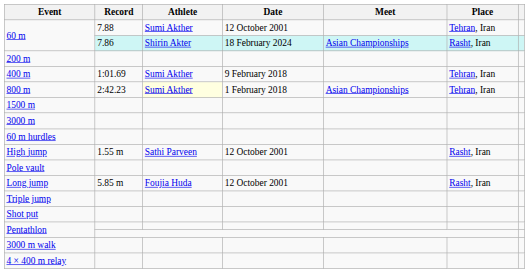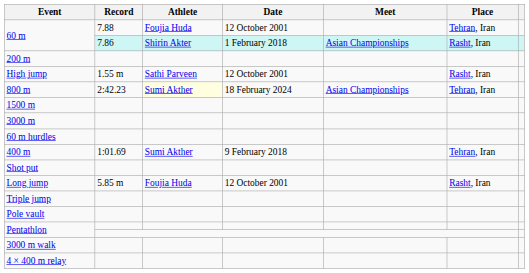(169, 27) Sumi Akther -> (168, 27) Foujia Huda
(258, 43) 18 February 2024 -> (256, 43) 1 February 2018
rows swapped: (18, 74) <-> (27, 152)
(256, 90) 1 February 2018 -> (258, 90) 18 February 2024
rows swapped: (25, 167) <-> (22, 214)
